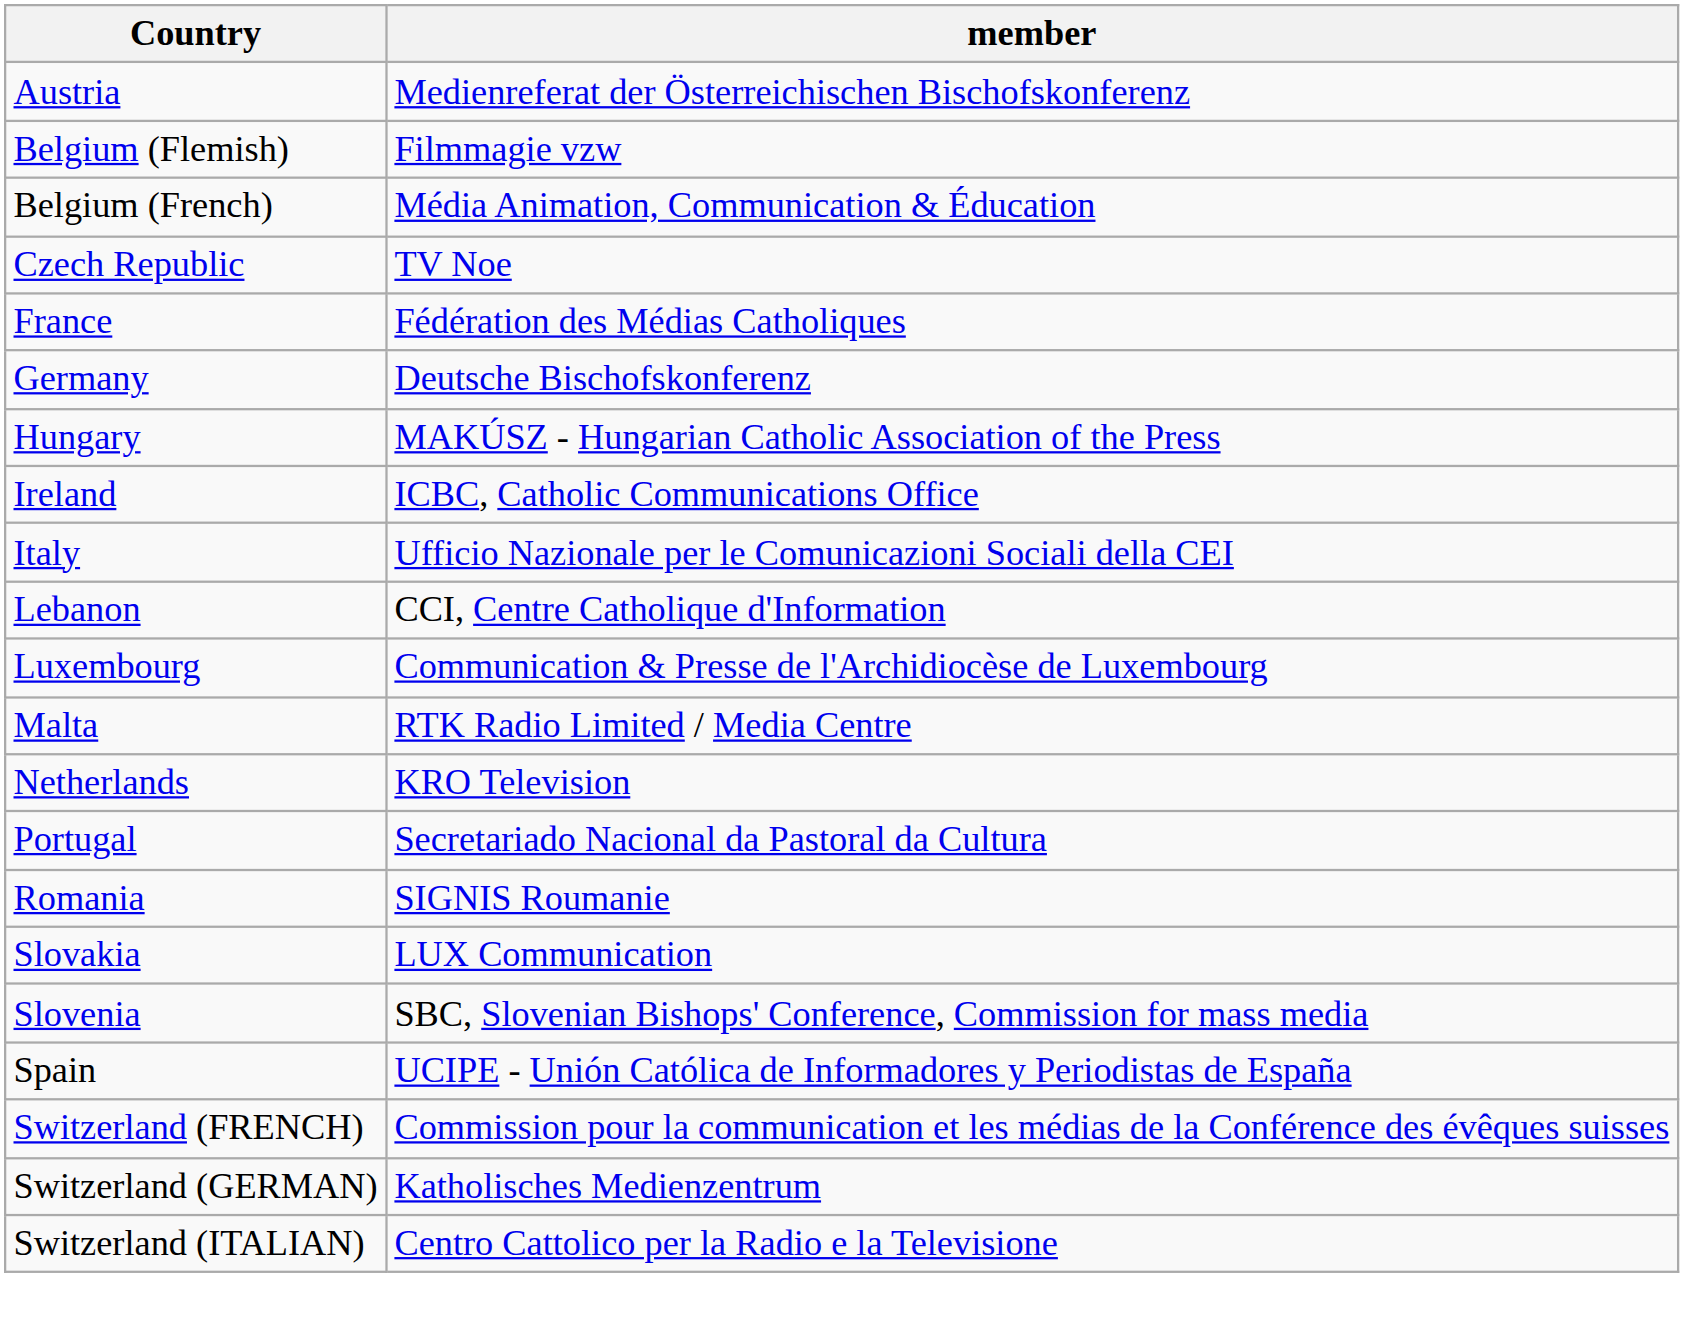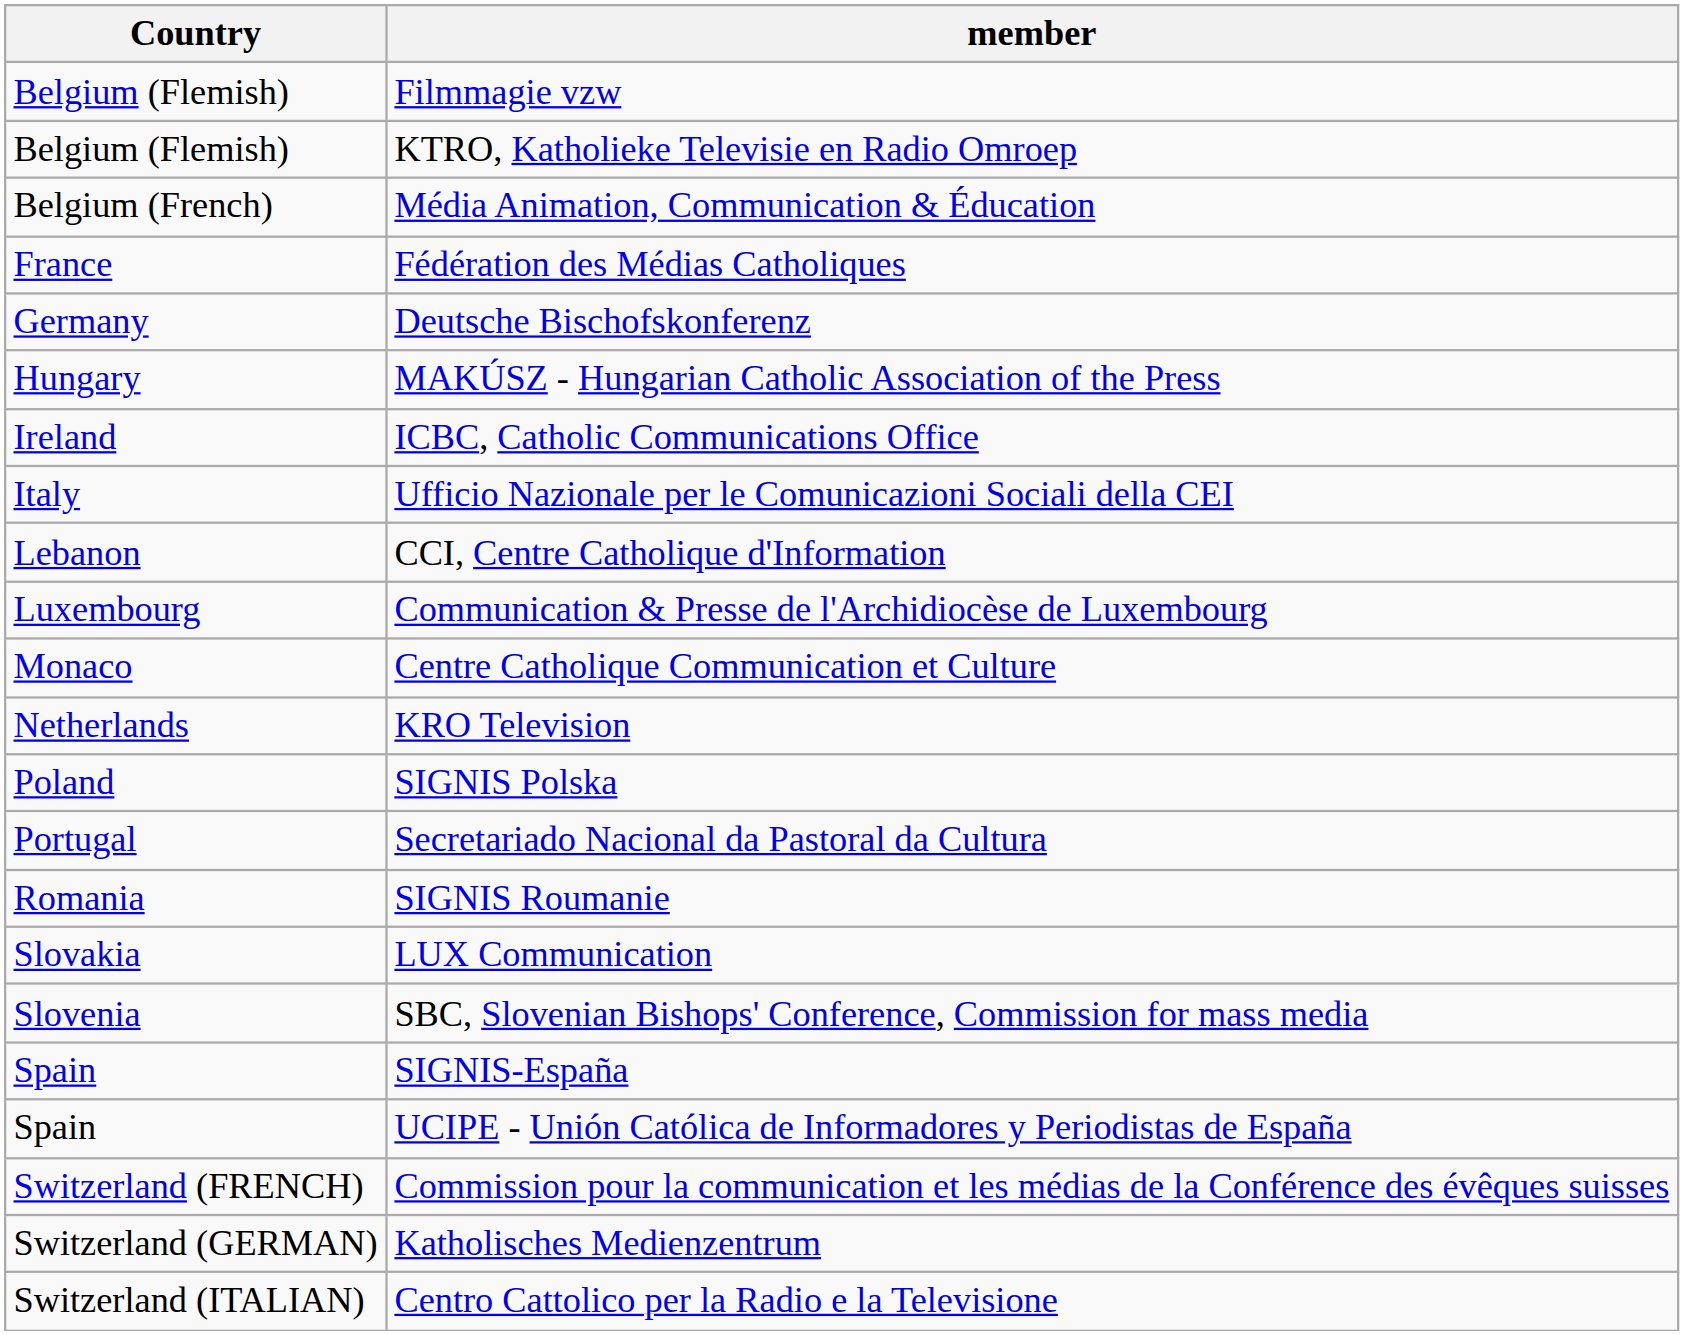- row: (792, 90)
+ row: (736, 148)
- row: (453, 263)
- row: (653, 724)
+ row: (725, 666)
+ row: (506, 782)
+ row: (511, 1070)
